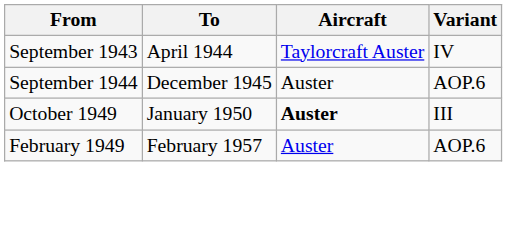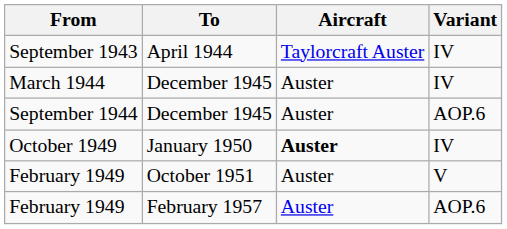+ row: (57, 82)
(443, 113) III -> (444, 144) IV
+ row: (67, 176)
